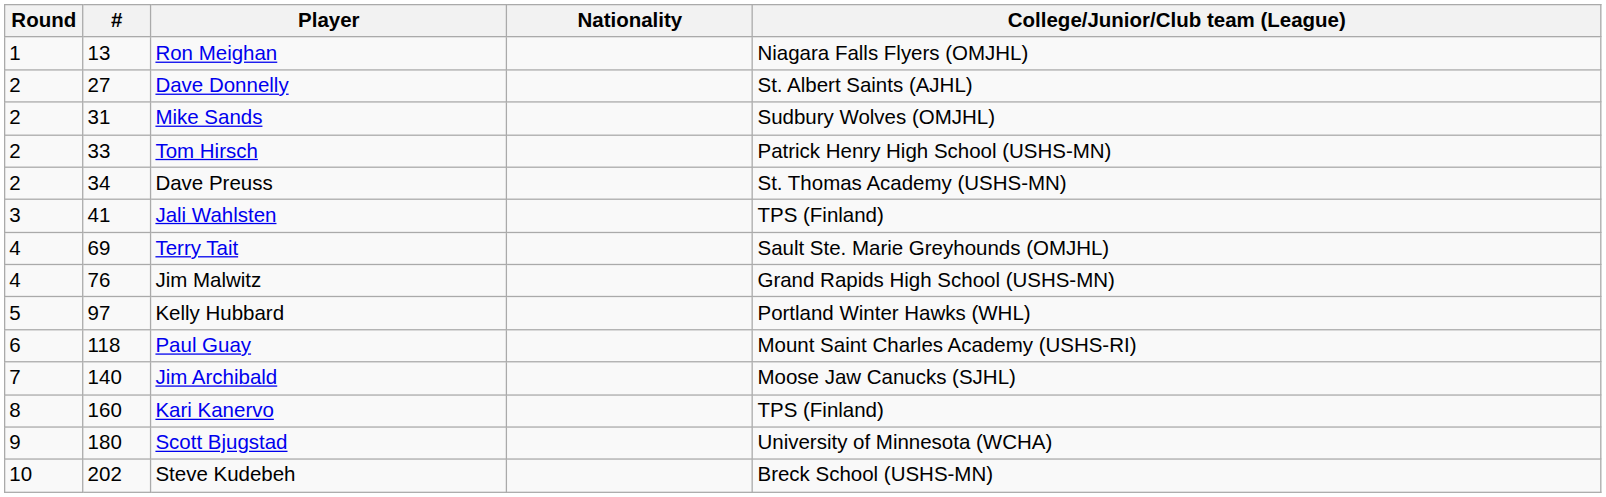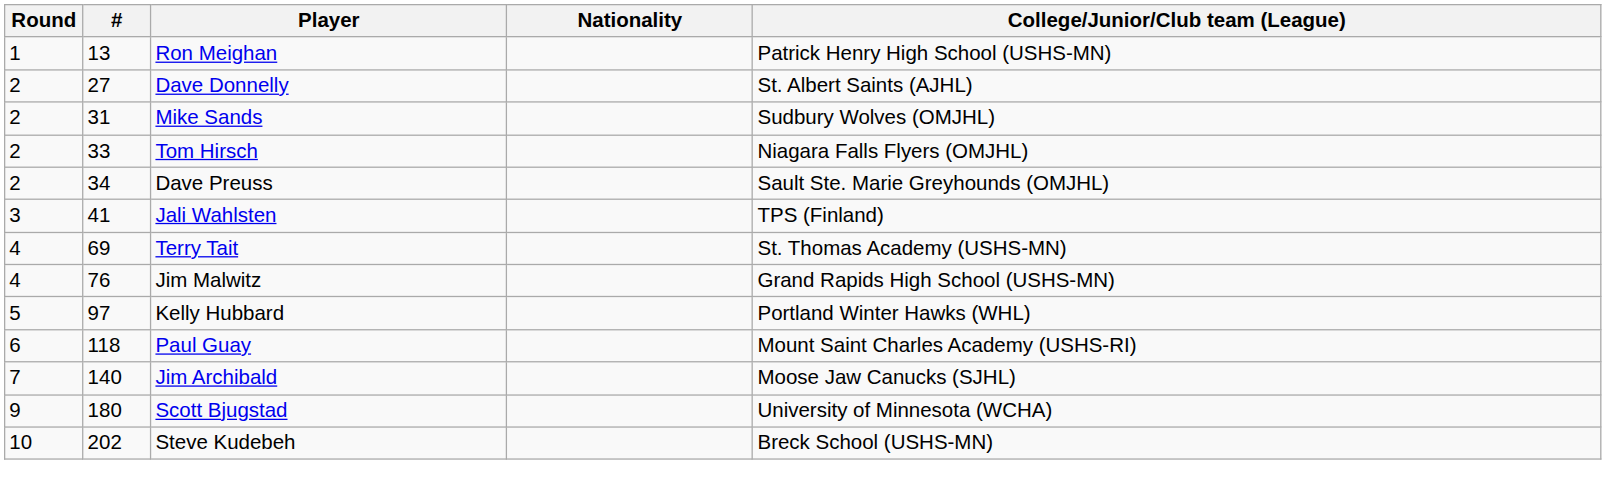(893, 53) Niagara Falls Flyers (OMJHL) -> (934, 53) Patrick Henry High School (USHS-MN)
(934, 150) Patrick Henry High School (USHS-MN) -> (893, 150) Niagara Falls Flyers (OMJHL)
(912, 183) St. Thomas Academy (USHS-MN) -> (933, 183) Sault Ste. Marie Greyhounds (OMJHL)
(933, 248) Sault Ste. Marie Greyhounds (OMJHL) -> (912, 248) St. Thomas Academy (USHS-MN)
- row: (215, 410)
